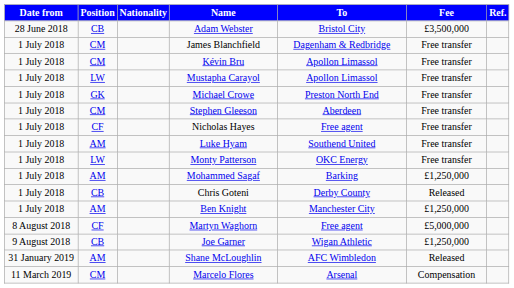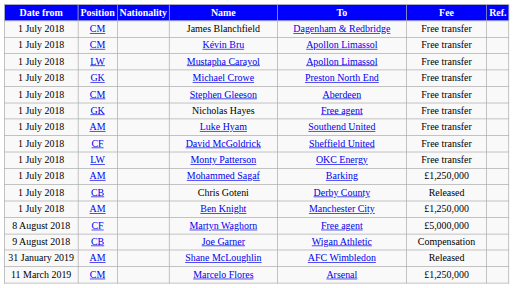- row: (223, 29)
(98, 127) CF -> (98, 111) GK
+ row: (223, 144)
(447, 242) £1,250,000 -> (447, 242) Compensation
(447, 275) Compensation -> (447, 275) £1,250,000
